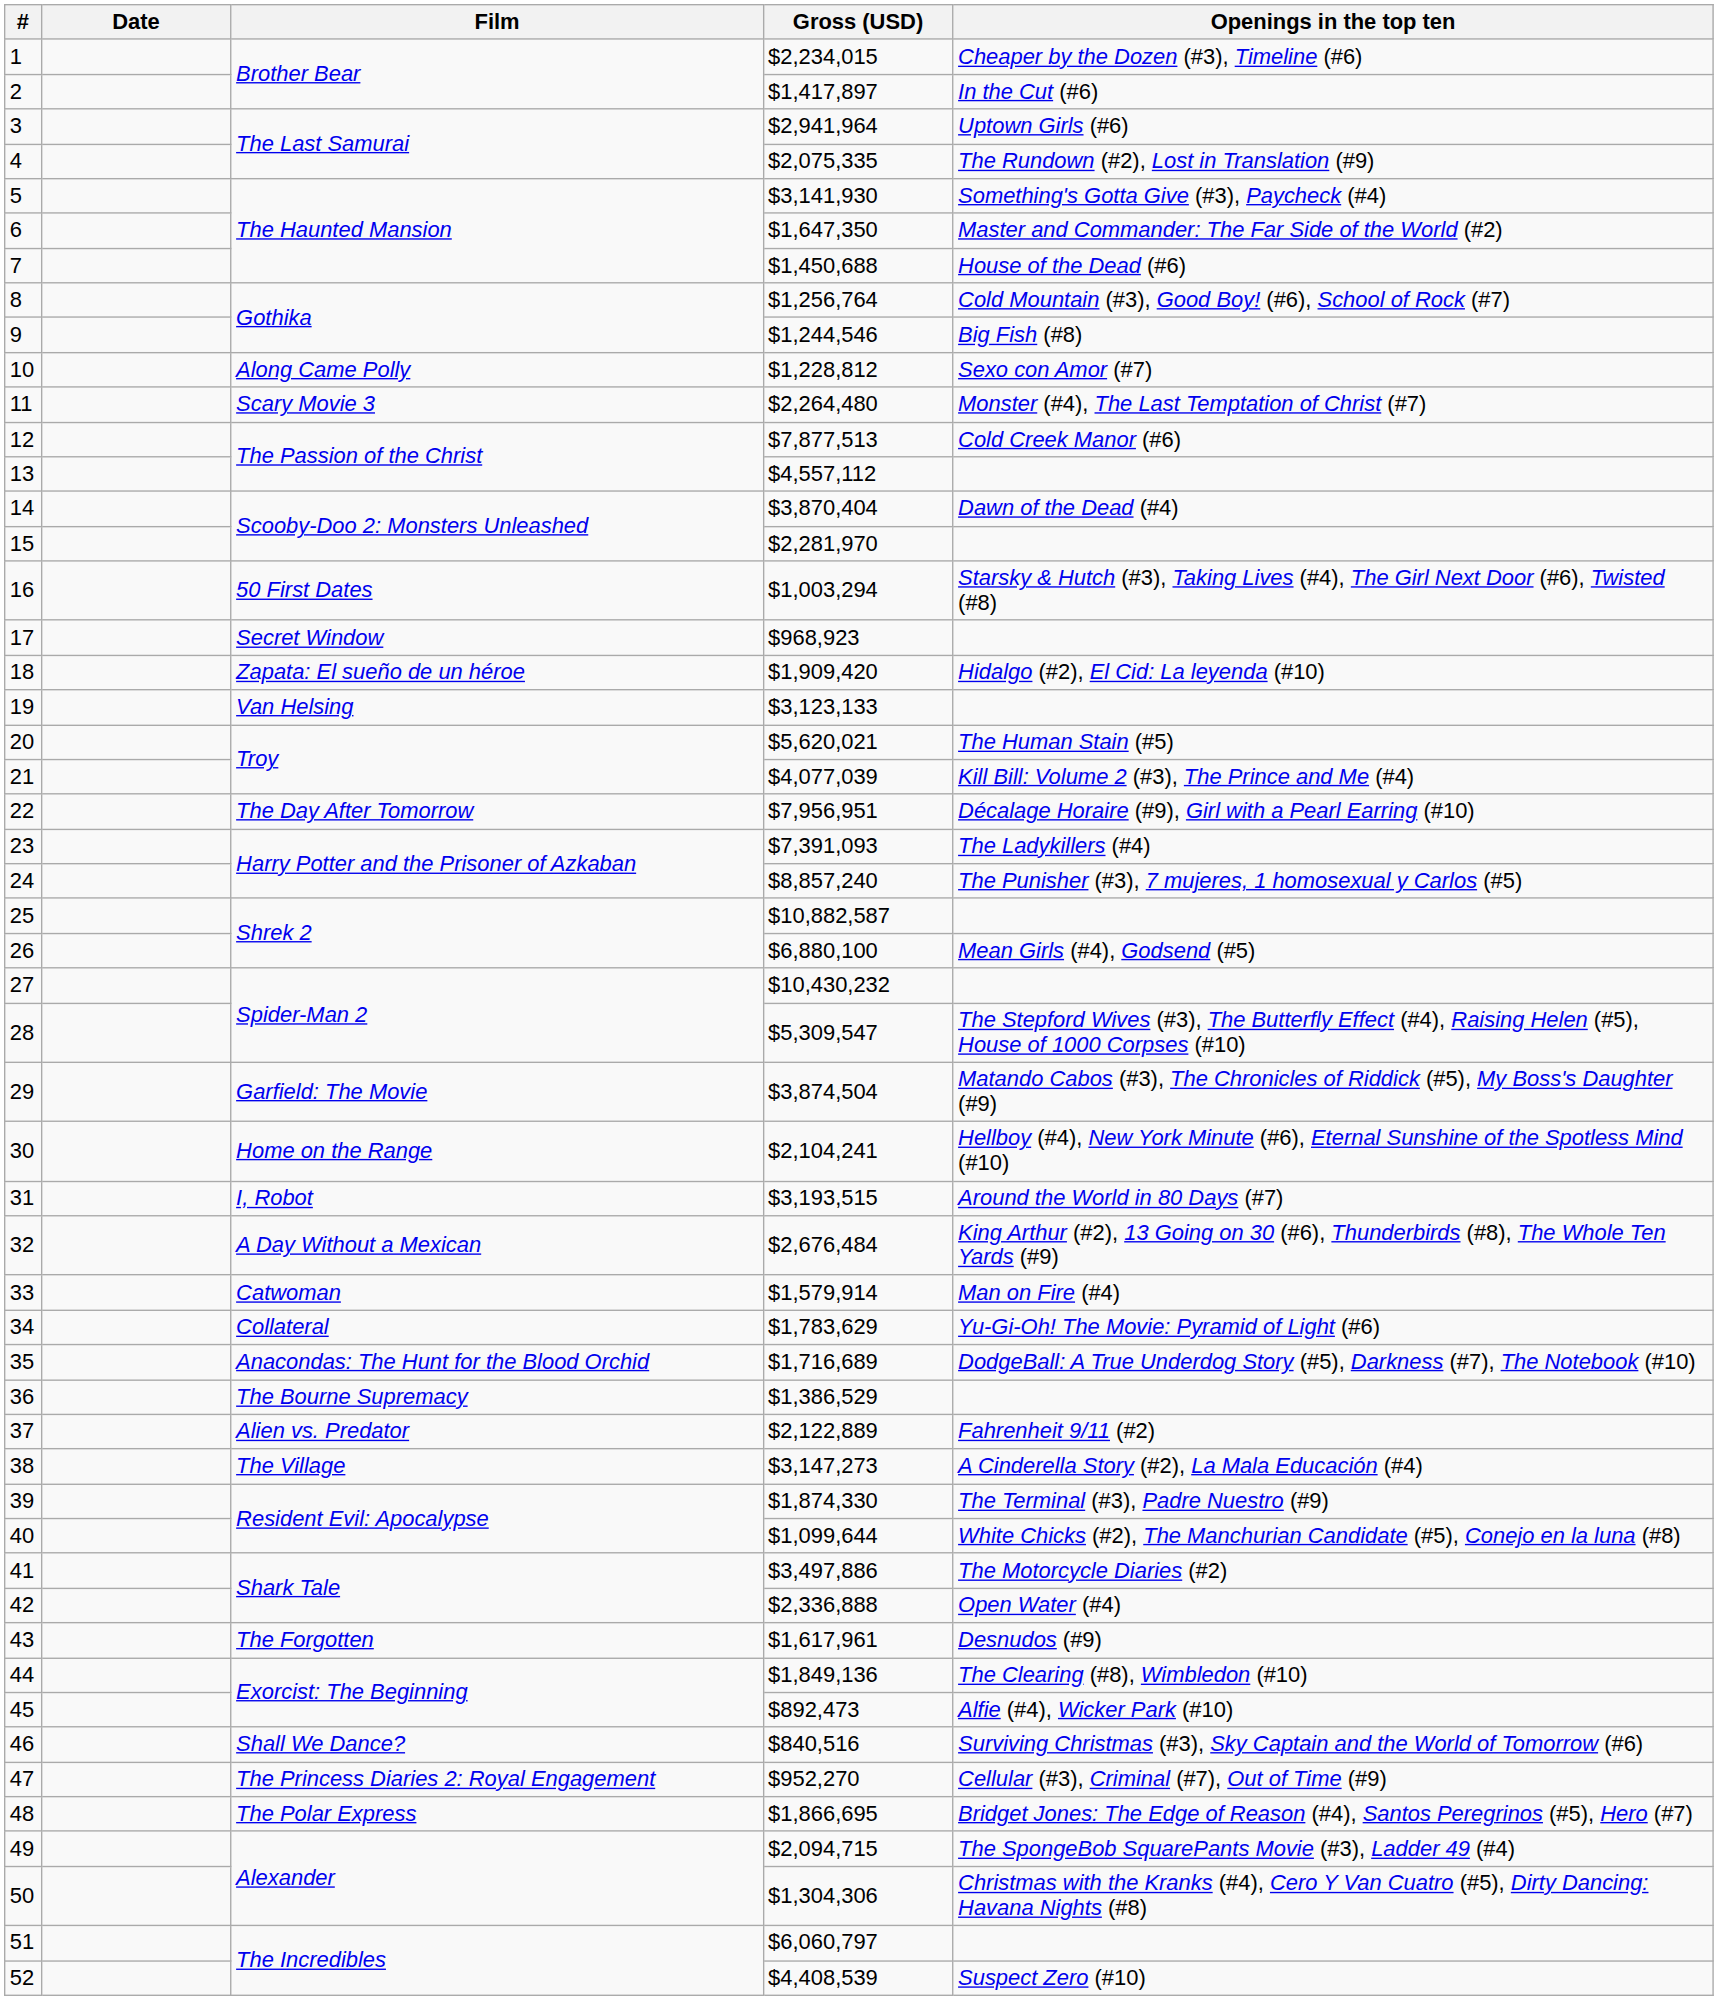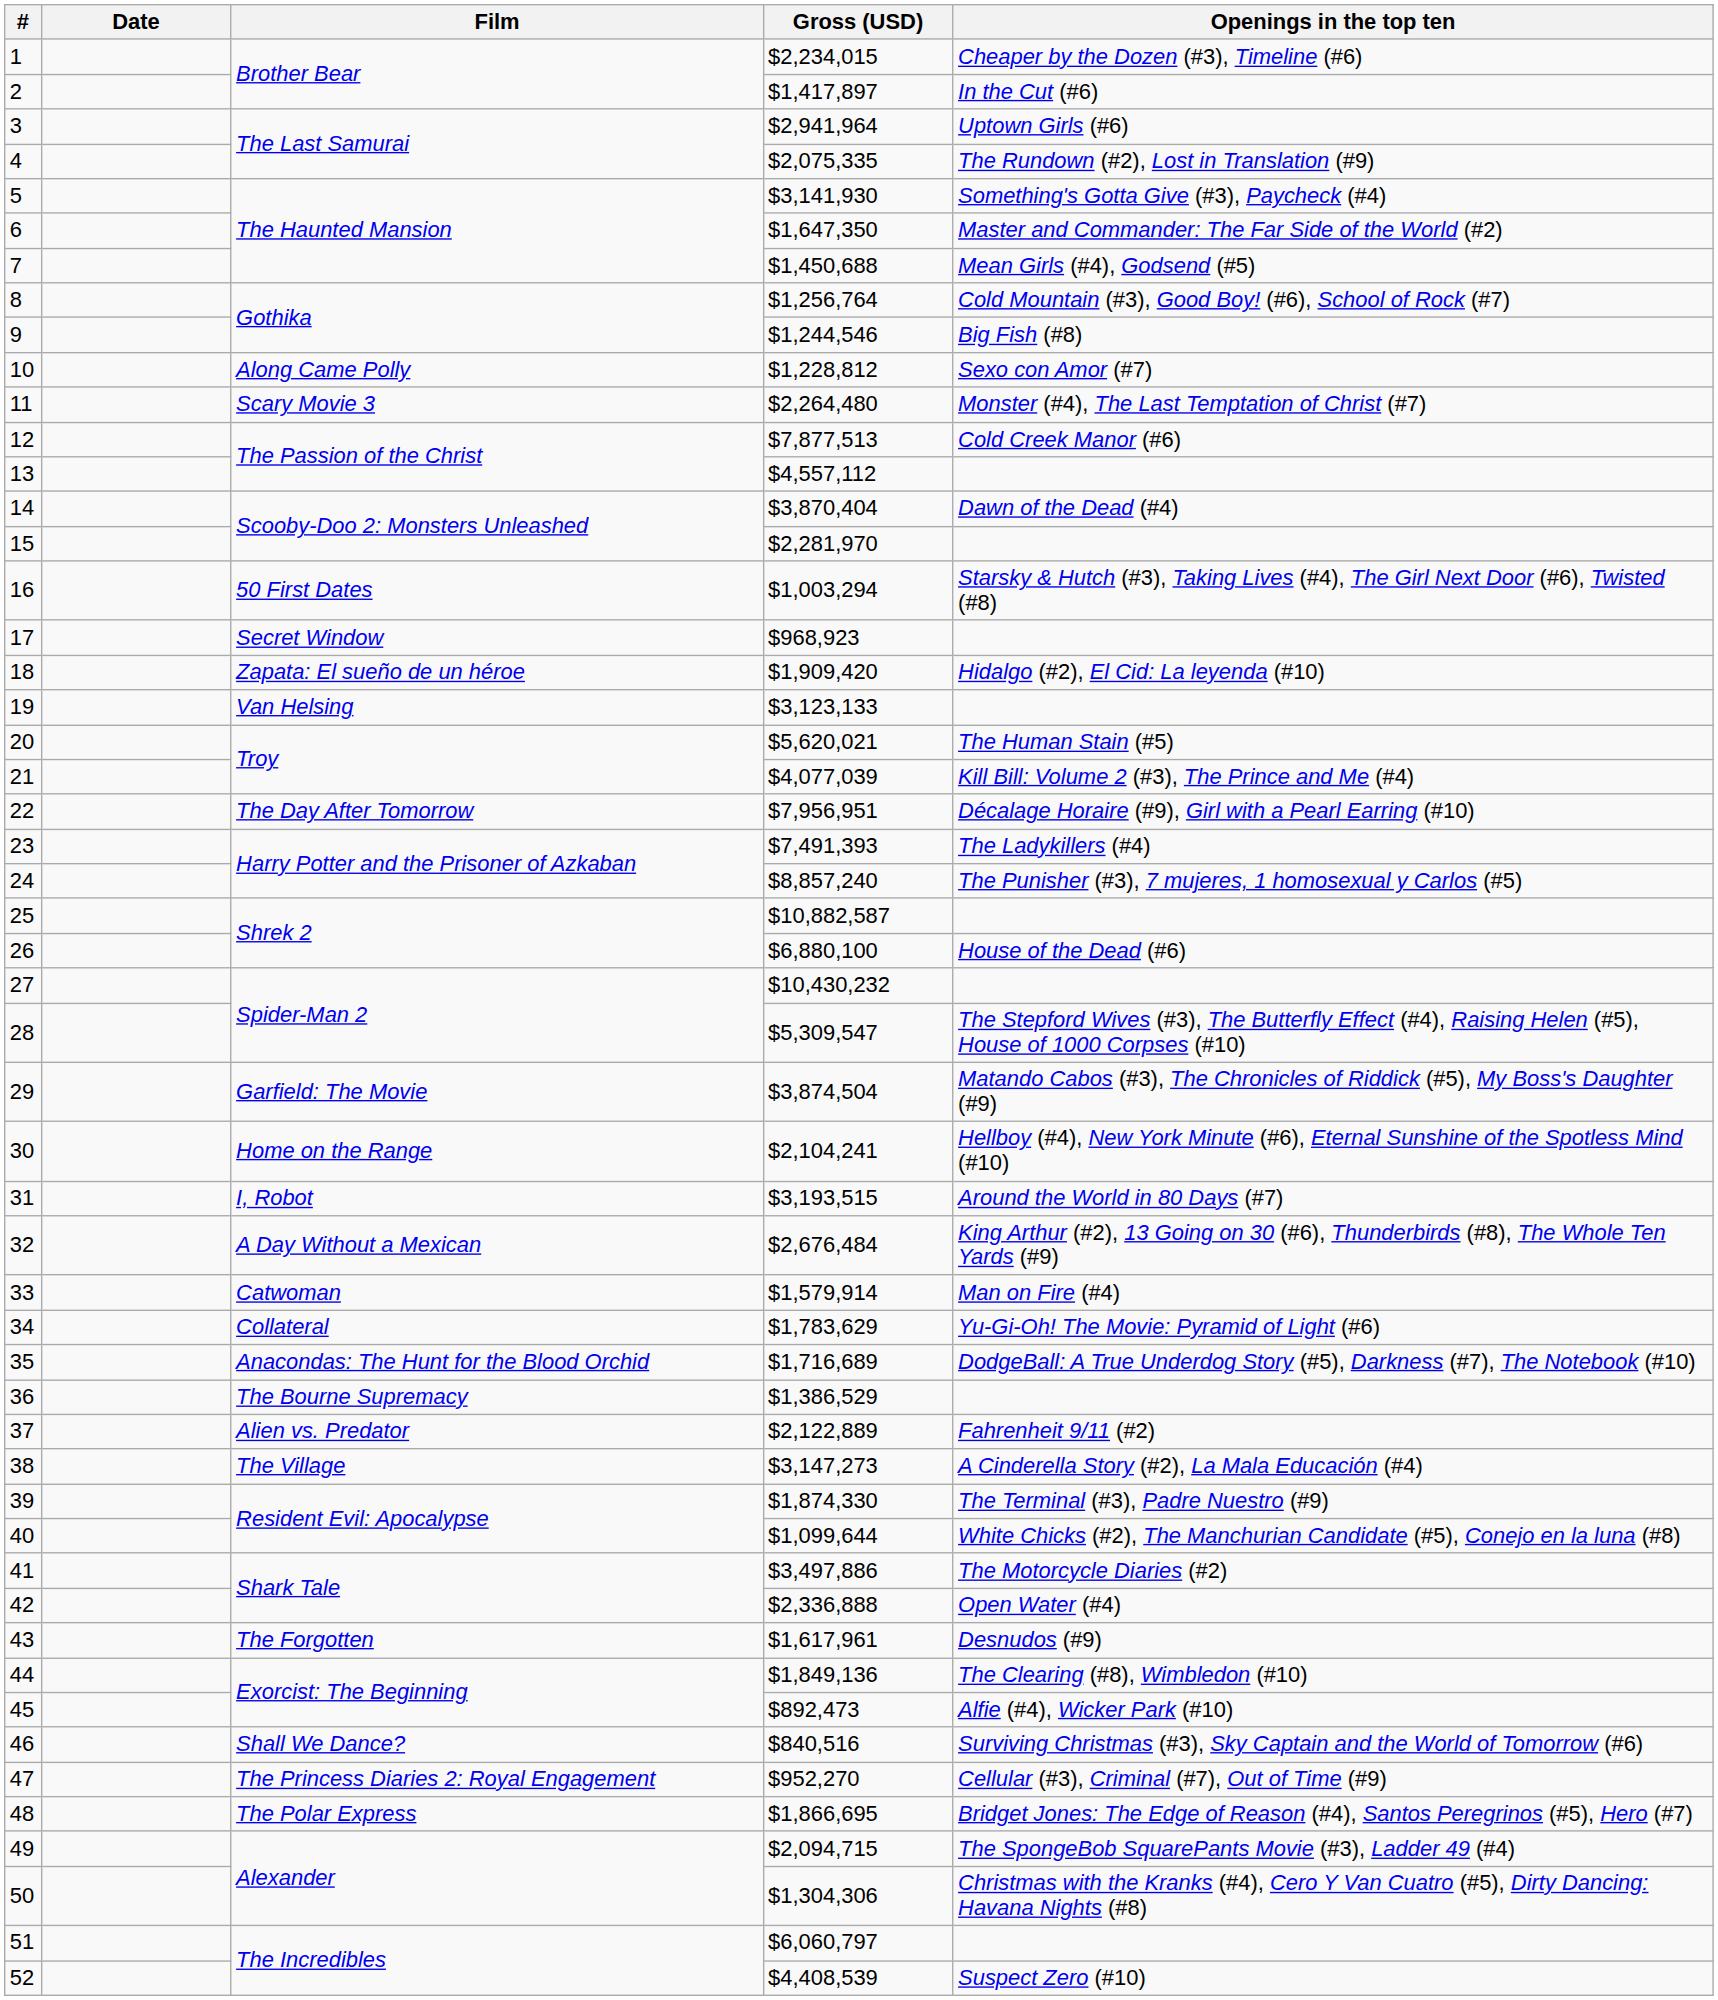(1072, 265) House of the Dead (#6) -> (1107, 265) Mean Girls (#4), Godsend (#5)
(823, 846) $7,391,093 -> (823, 846) $7,491,393
(1107, 950) Mean Girls (#4), Godsend (#5) -> (1072, 950) House of the Dead (#6)
